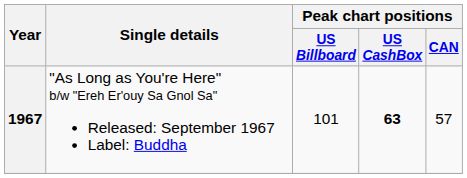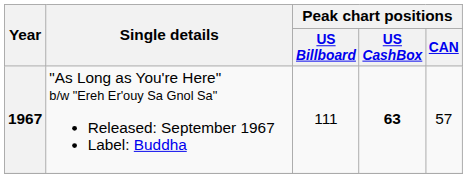(326, 119) 101 -> (326, 119) 111
